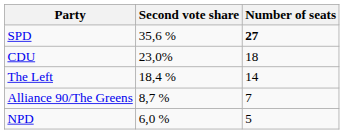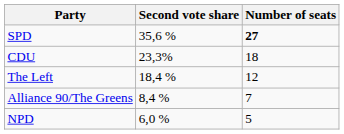(156, 56) 23,0% -> (156, 56) 23,3%
(252, 77) 14 -> (252, 77) 12
(154, 98) 8,7 % -> (154, 98) 8,4 %
